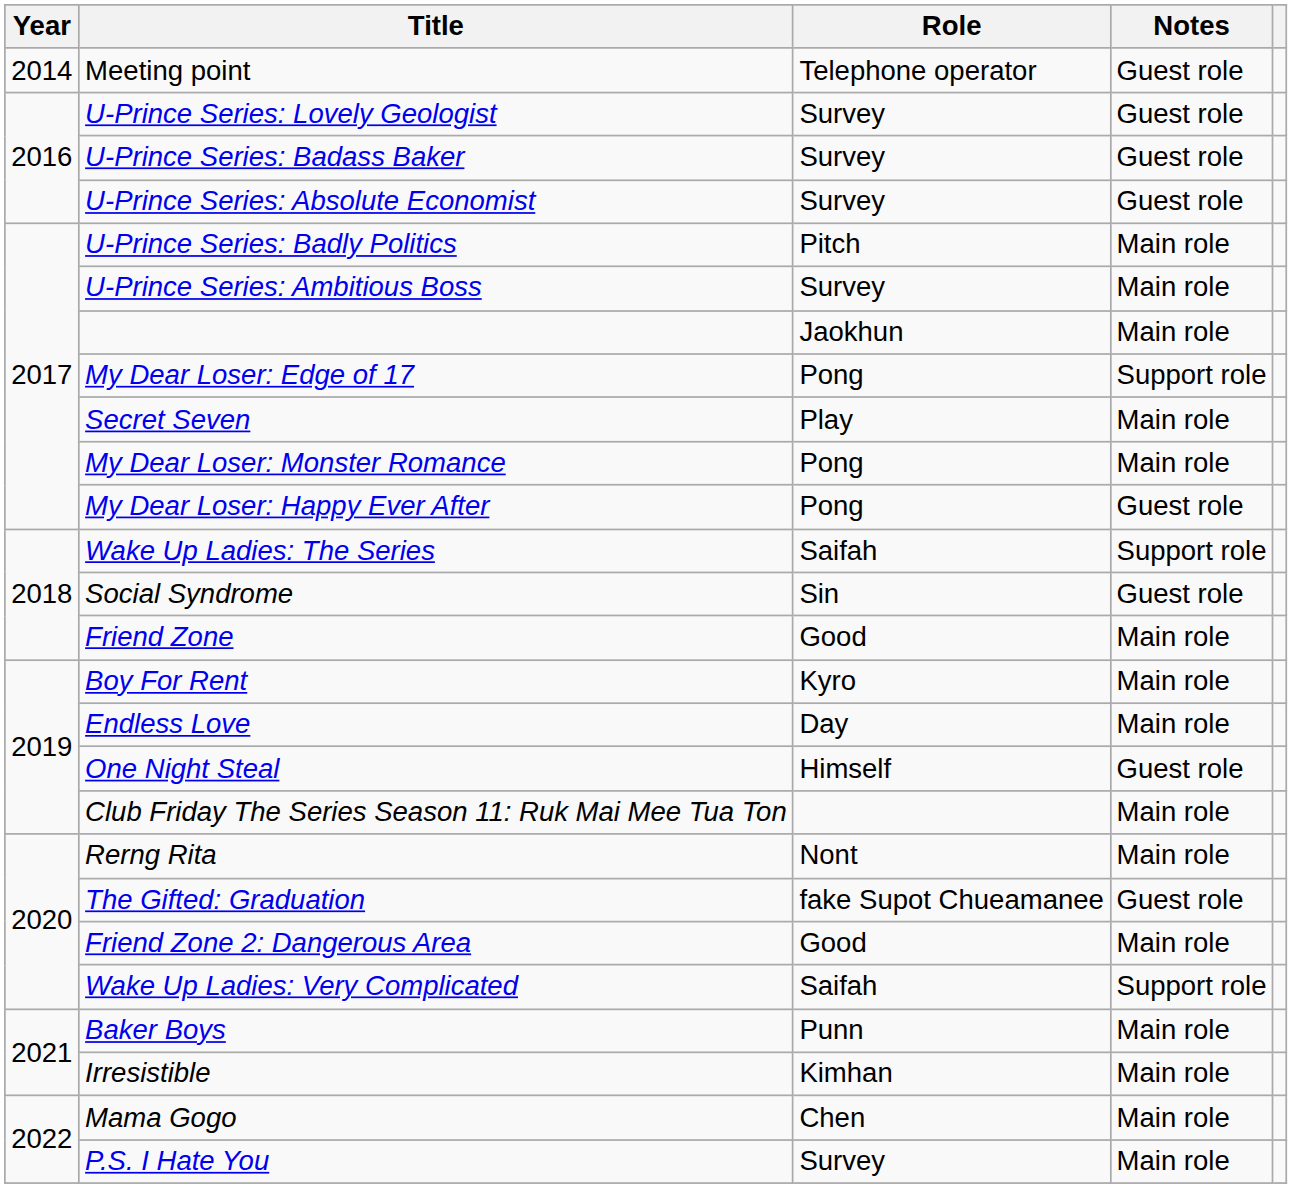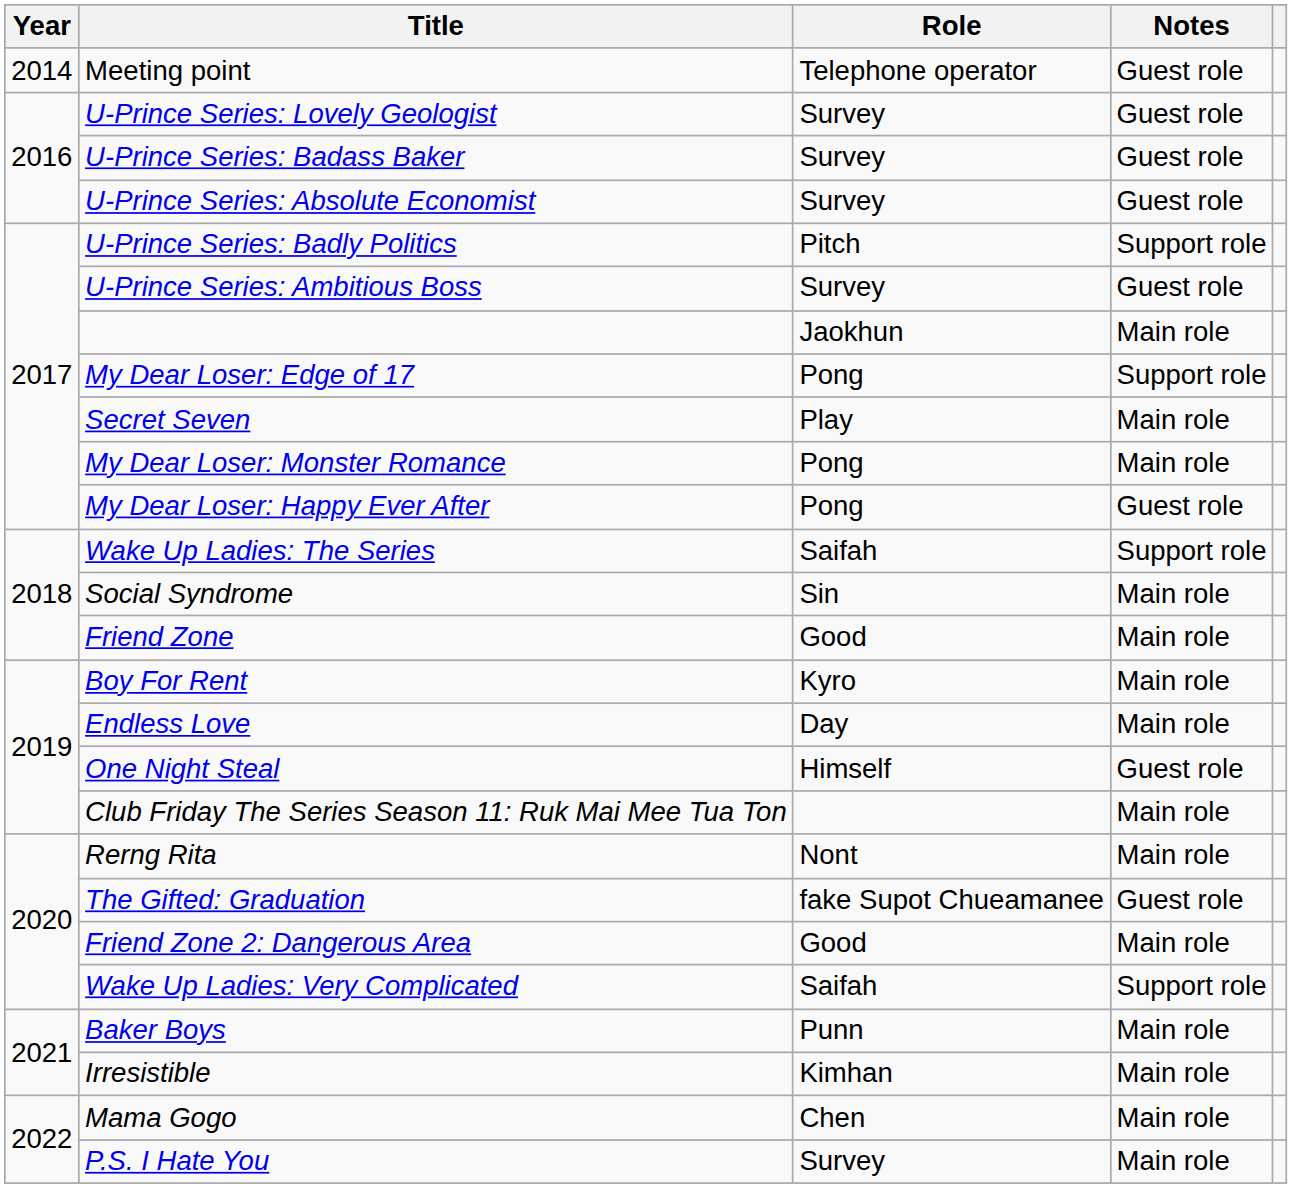(1173, 244) Main role -> (1192, 244) Support role
(1173, 288) Main role -> (1180, 288) Guest role
(1180, 593) Guest role -> (1173, 593) Main role
